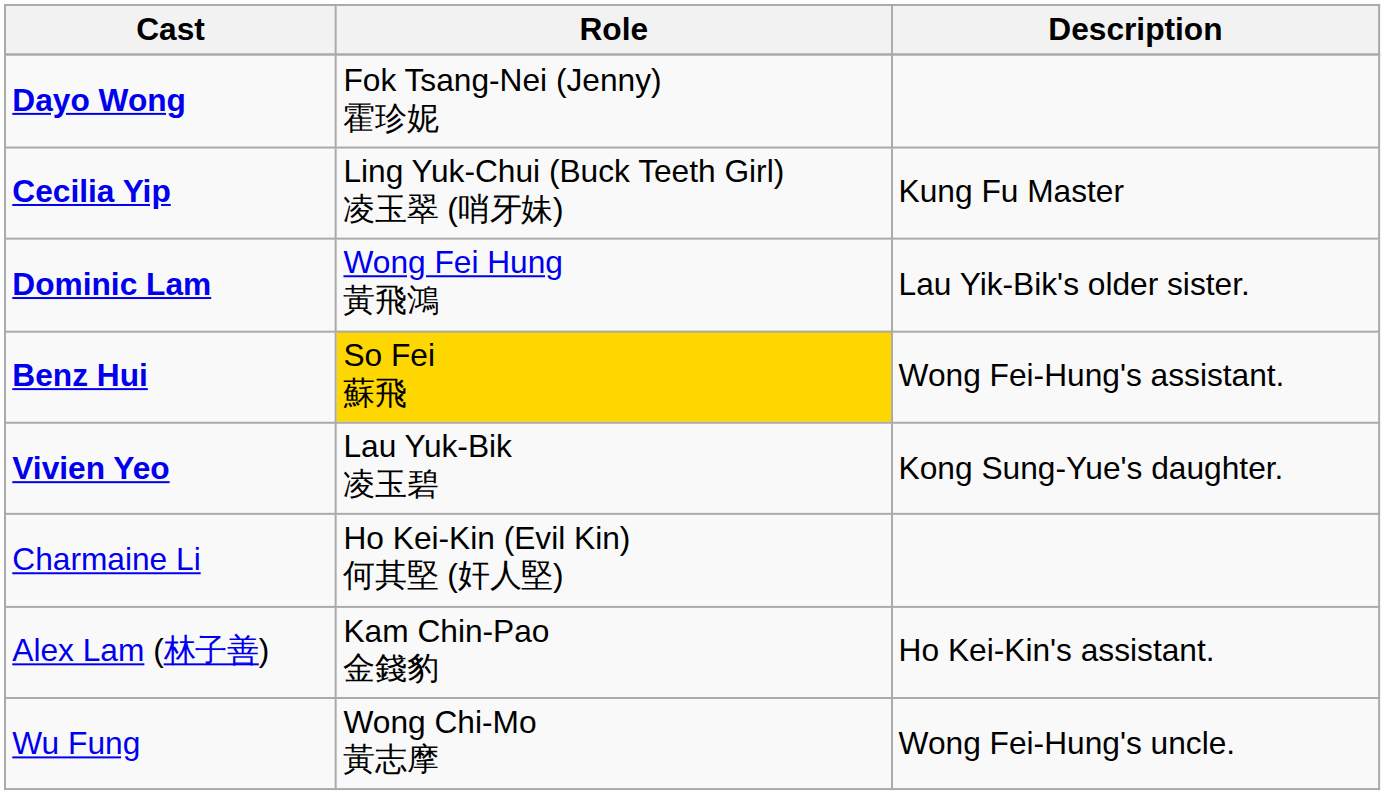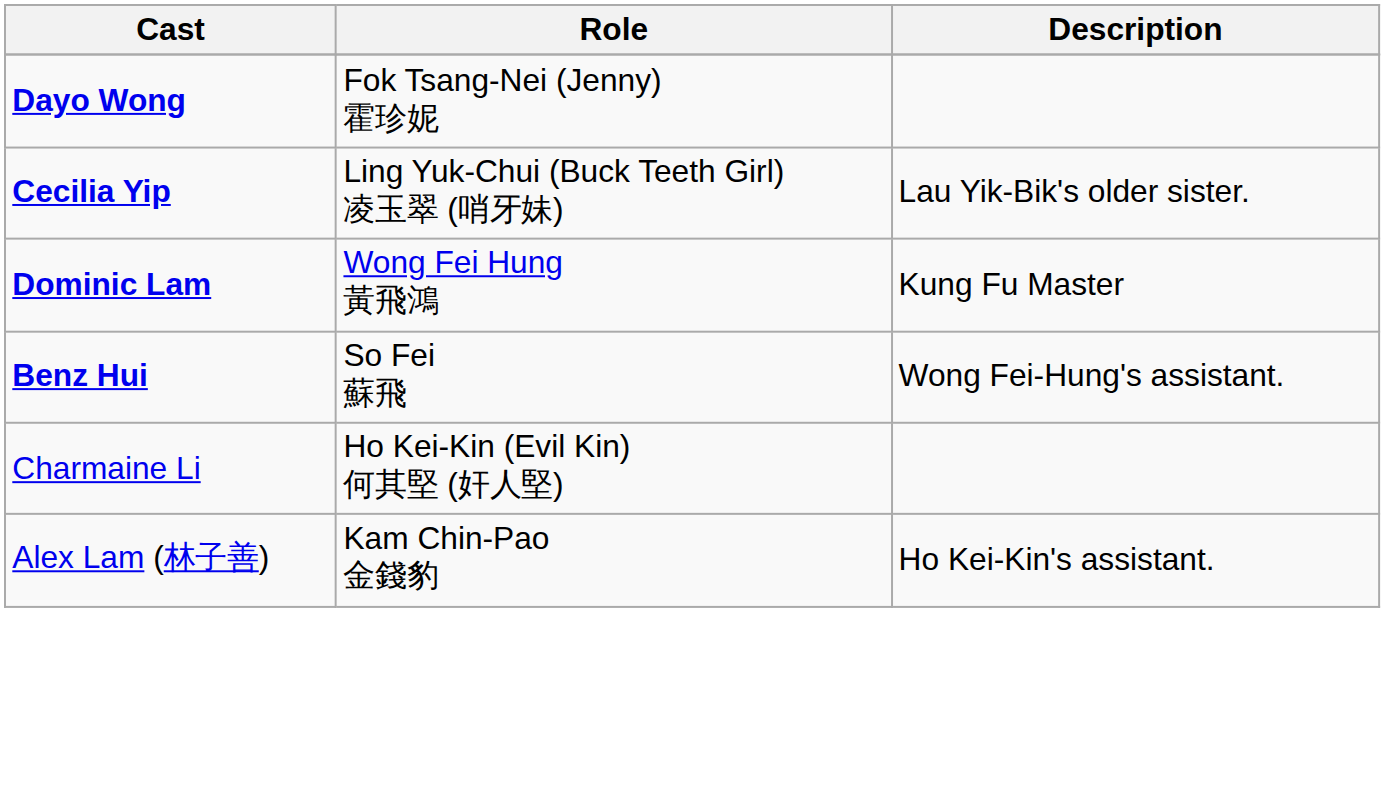(1011, 192) Kung Fu Master -> (1074, 192) Lau Yik-Bik's older sister.
(1074, 284) Lau Yik-Bik's older sister. -> (1011, 284) Kung Fu Master
(389, 374) gold background -> (389, 374) no background
- row: (91, 467)
- row: (76, 743)
